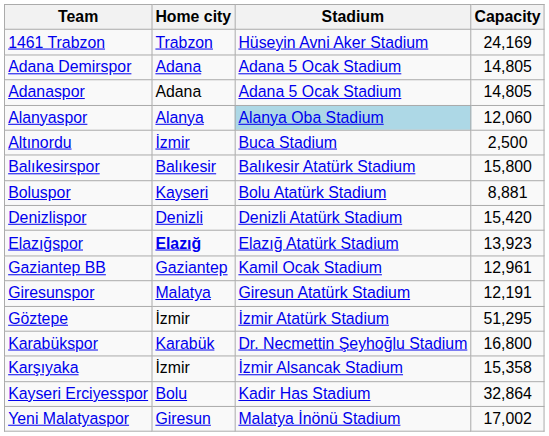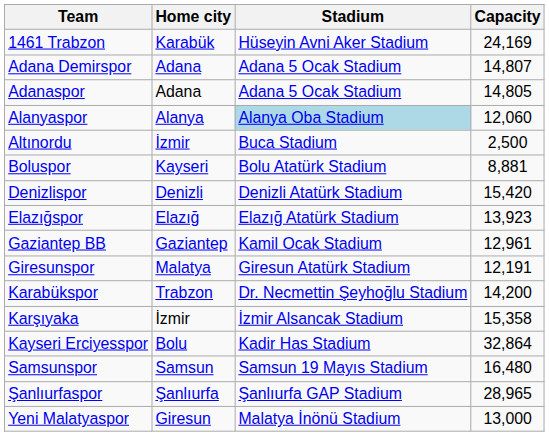(184, 42) Trabzon -> (185, 42) Karabük
(508, 67) 14,805 -> (508, 67) 14,807
- row: (54, 167)
(178, 243) bold -> (177, 218) normal
- row: (38, 318)
(185, 343) Karabük -> (184, 293) Trabzon
(508, 343) 16,800 -> (508, 293) 14,200
+ row: (53, 368)
+ row: (55, 393)
(508, 419) 17,002 -> (508, 419) 13,000
